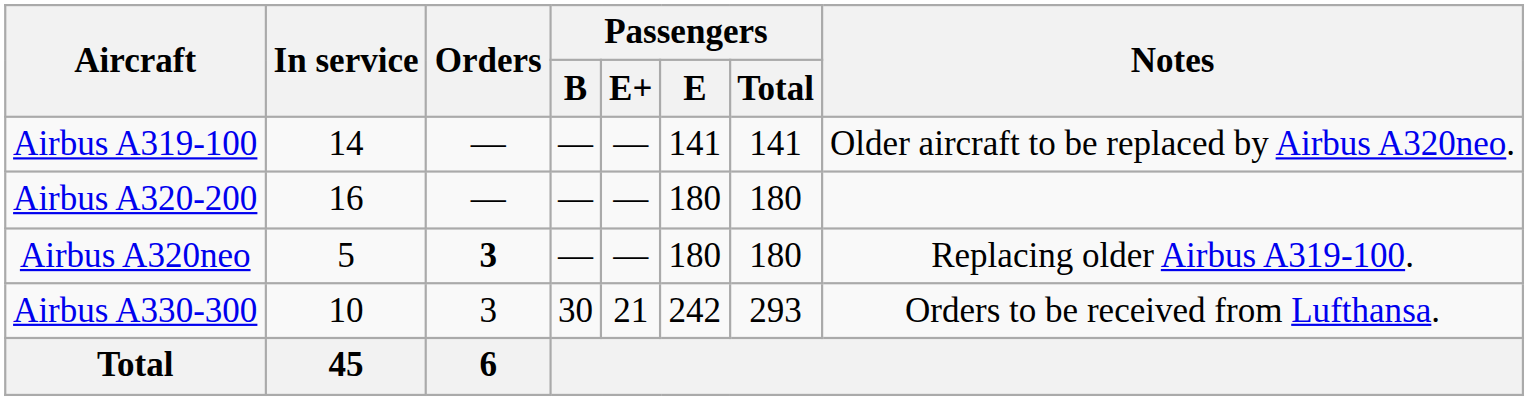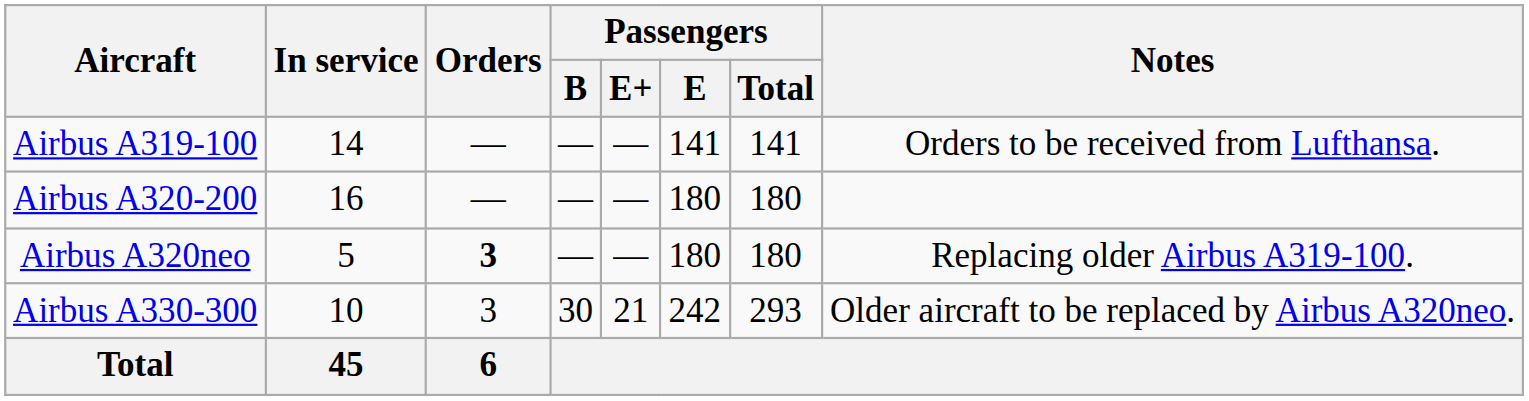(1173, 143) Older aircraft to be replaced by Airbus A320neo. -> (1173, 143) Orders to be received from Lufthansa.
(1173, 310) Orders to be received from Lufthansa. -> (1173, 310) Older aircraft to be replaced by Airbus A320neo.
